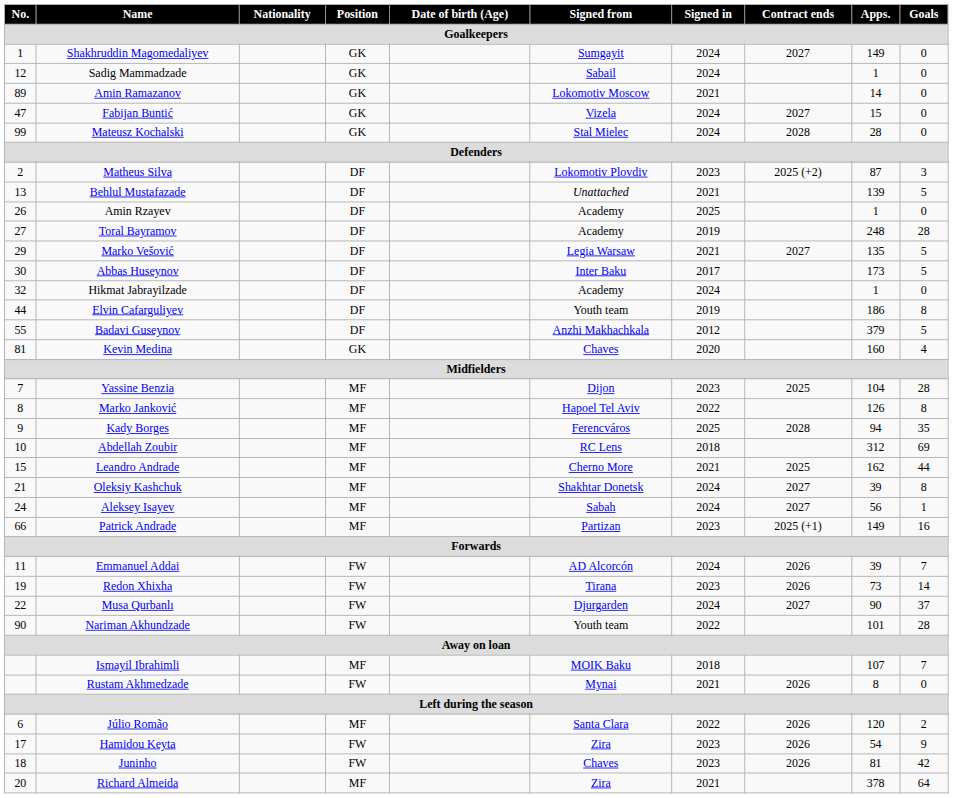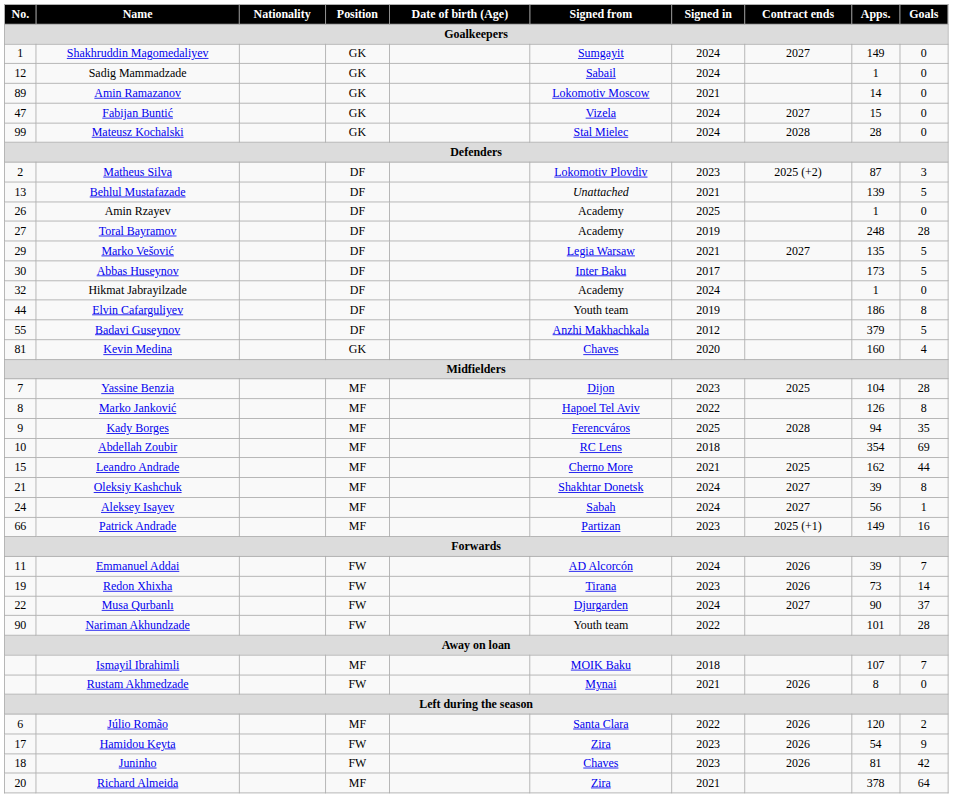(876, 448) 312 -> (876, 448) 354
